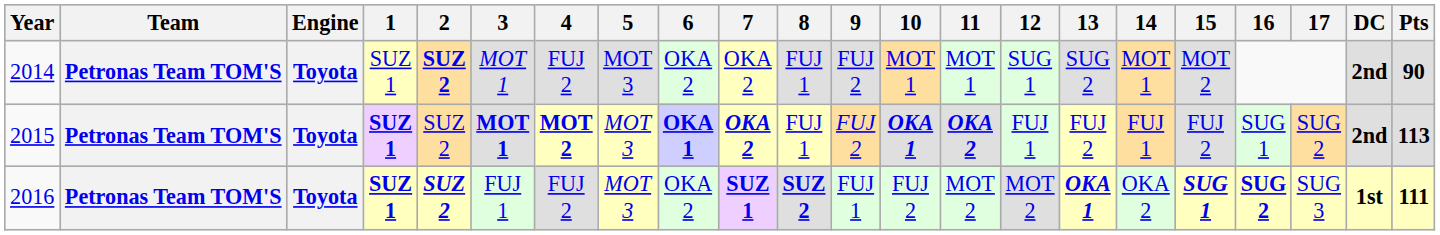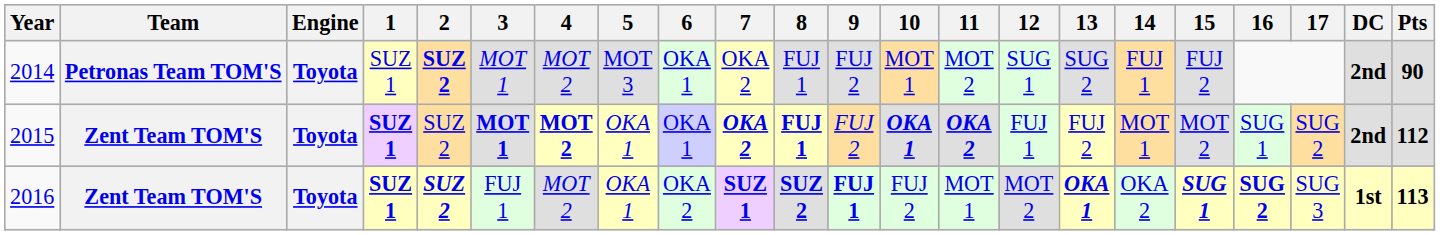(566, 71) FUJ 2 -> (566, 71) MOT 2
(688, 71) OKA 2 -> (687, 71) OKA 1
(970, 71) MOT 1 -> (969, 71) MOT 2
(1146, 71) MOT 1 -> (1145, 71) FUJ 1
(1206, 71) MOT 2 -> (1204, 71) FUJ 2
(173, 134) Petronas Team TOM'S -> (173, 134) Zent Team TOM'S
(628, 134) MOT 3 -> (628, 134) OKA 1
(688, 134) bold -> (687, 134) normal
(804, 134) normal -> (801, 134) bold
(1146, 134) FUJ 1 -> (1145, 134) MOT 1
(1206, 134) FUJ 2 -> (1204, 134) MOT 2
(1414, 134) 113 -> (1413, 134) 112
(173, 197) Petronas Team TOM'S -> (173, 197) Zent Team TOM'S
(566, 197) FUJ 2 -> (566, 197) MOT 2
(628, 197) MOT 3 -> (628, 197) OKA 1
(856, 197) normal -> (854, 197) bold
(970, 197) MOT 2 -> (969, 197) MOT 1
(1414, 197) 111 -> (1413, 197) 113
